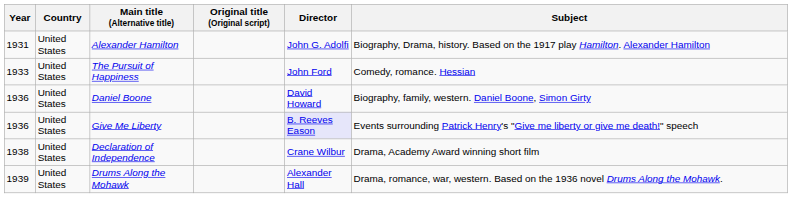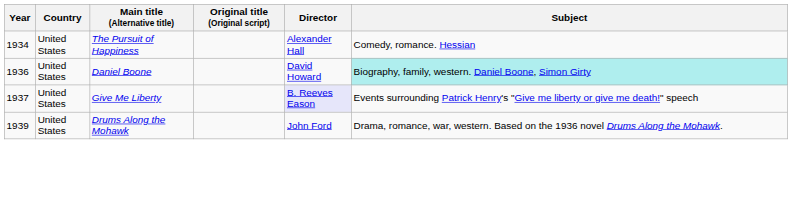- row: (135, 44)
(18, 71) 1933 -> (18, 44) 1934
(309, 71) John Ford -> (309, 44) Alexander Hall
(472, 98) no background -> (472, 71) paleturquoise background
(18, 125) 1936 -> (18, 98) 1937
- row: (123, 152)
(309, 179) Alexander Hall -> (309, 125) John Ford
